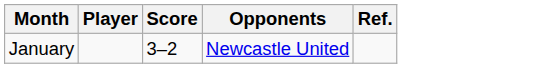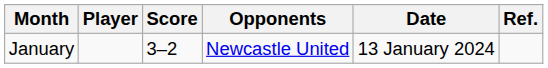+ column: (426, 19)
